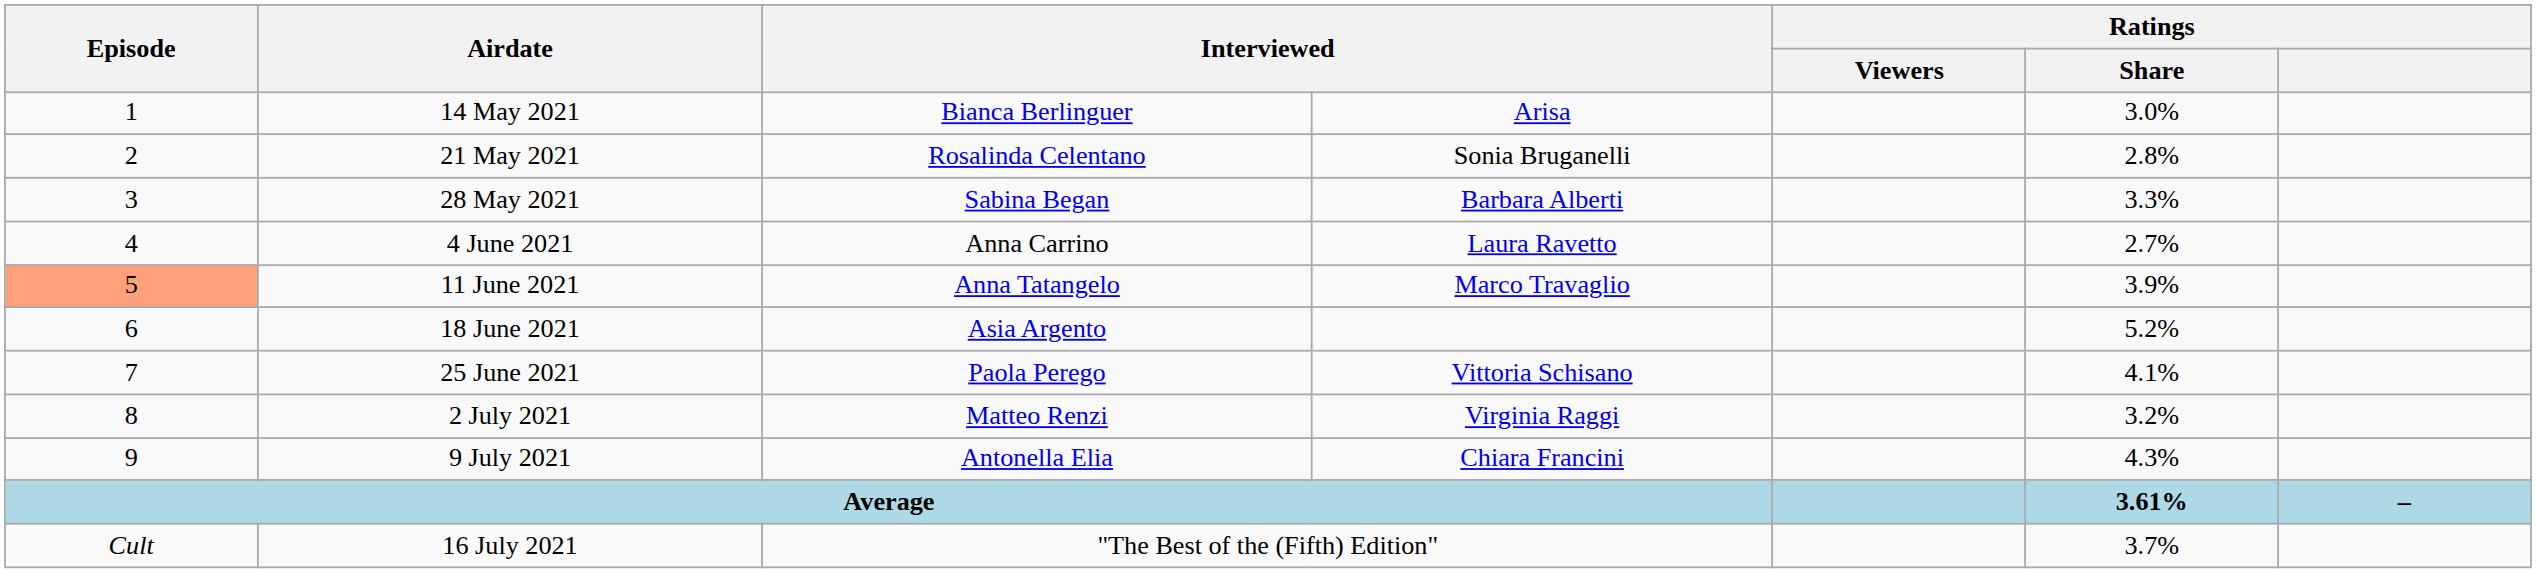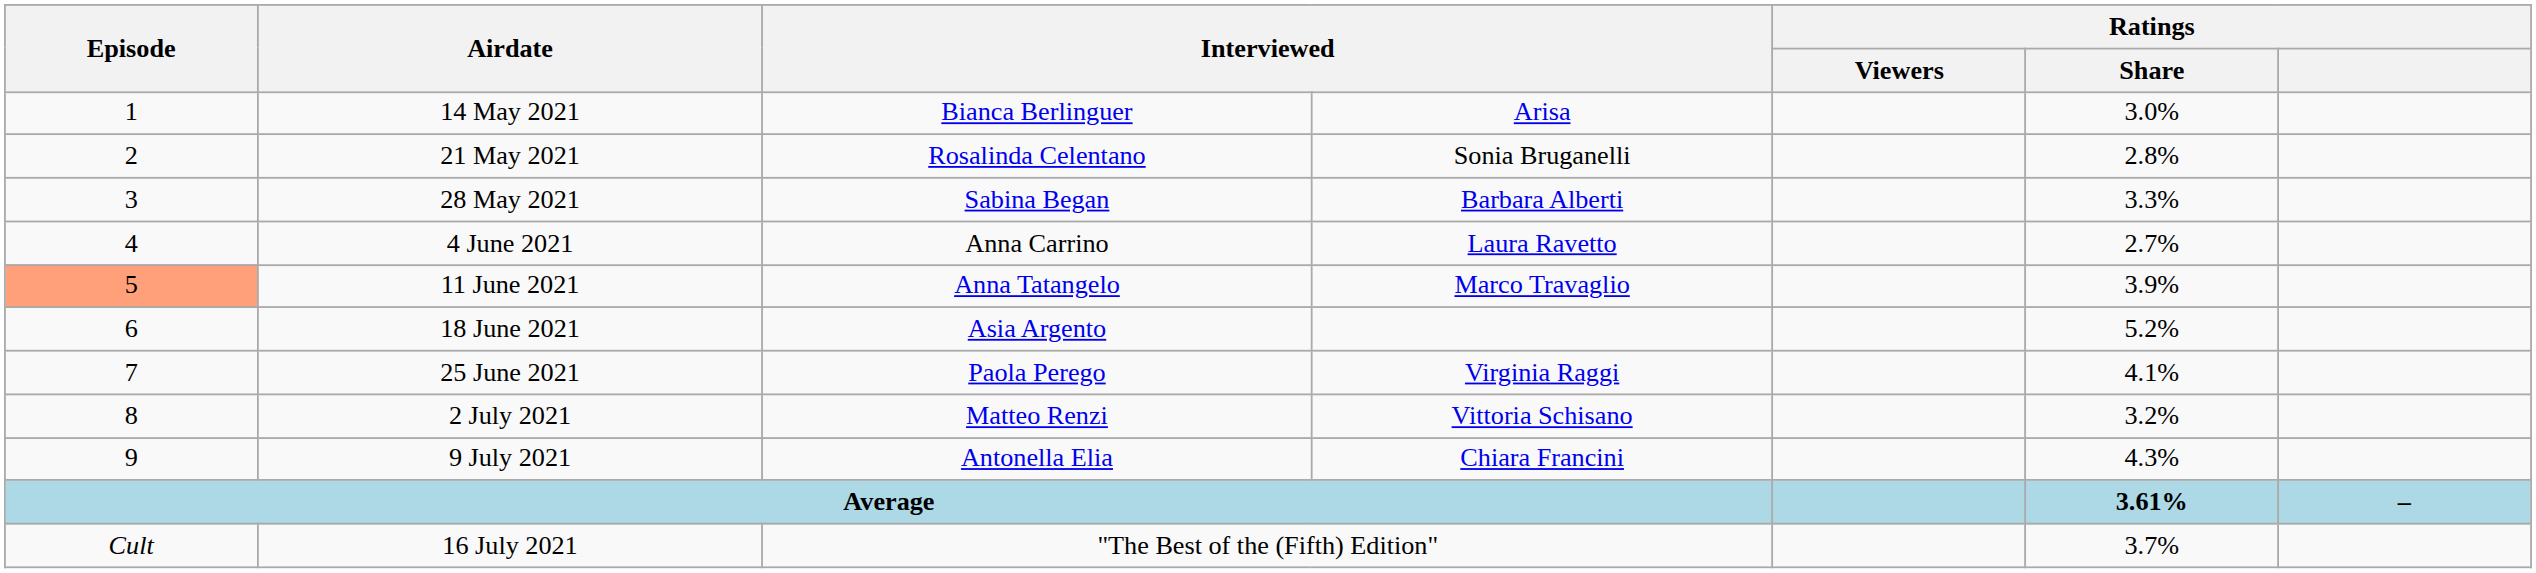(1542, 372) Vittoria Schisano -> (1542, 372) Virginia Raggi
(1542, 415) Virginia Raggi -> (1542, 415) Vittoria Schisano
